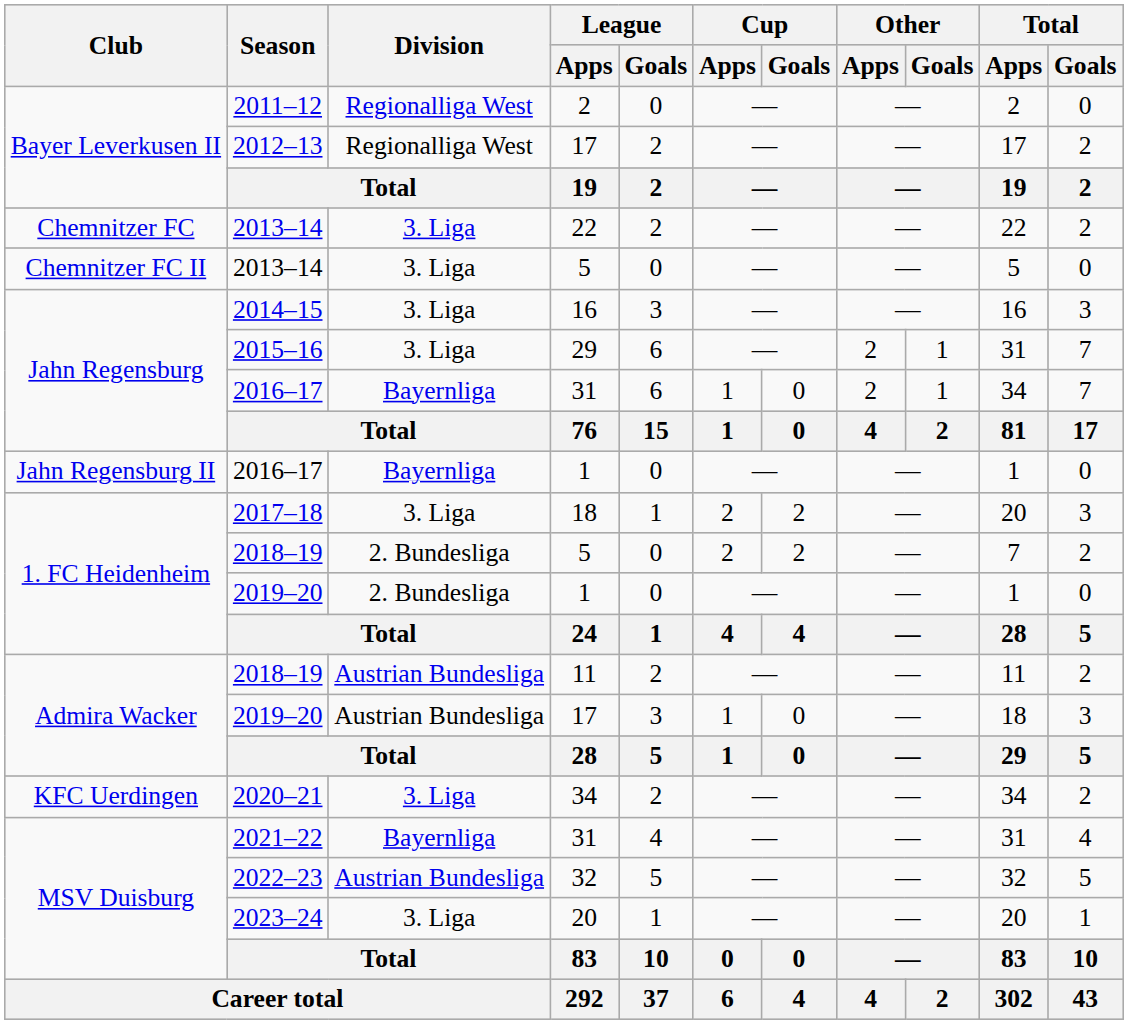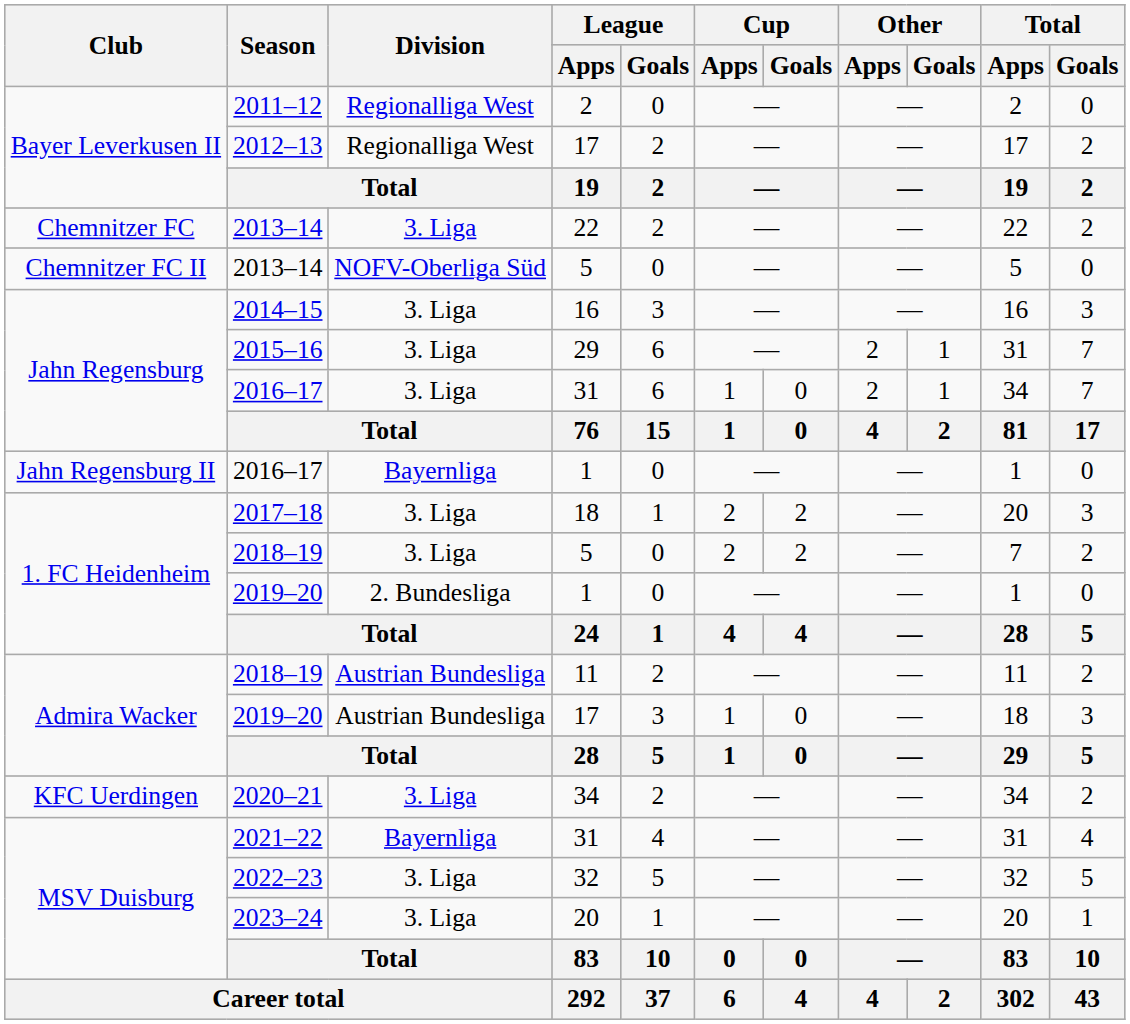(439, 268) 3. Liga -> (440, 268) NOFV-Oberliga Süd
(439, 390) Bayernliga -> (440, 390) 3. Liga
(439, 552) 2. Bundesliga -> (440, 552) 3. Liga
(439, 877) Austrian Bundesliga -> (440, 877) 3. Liga
